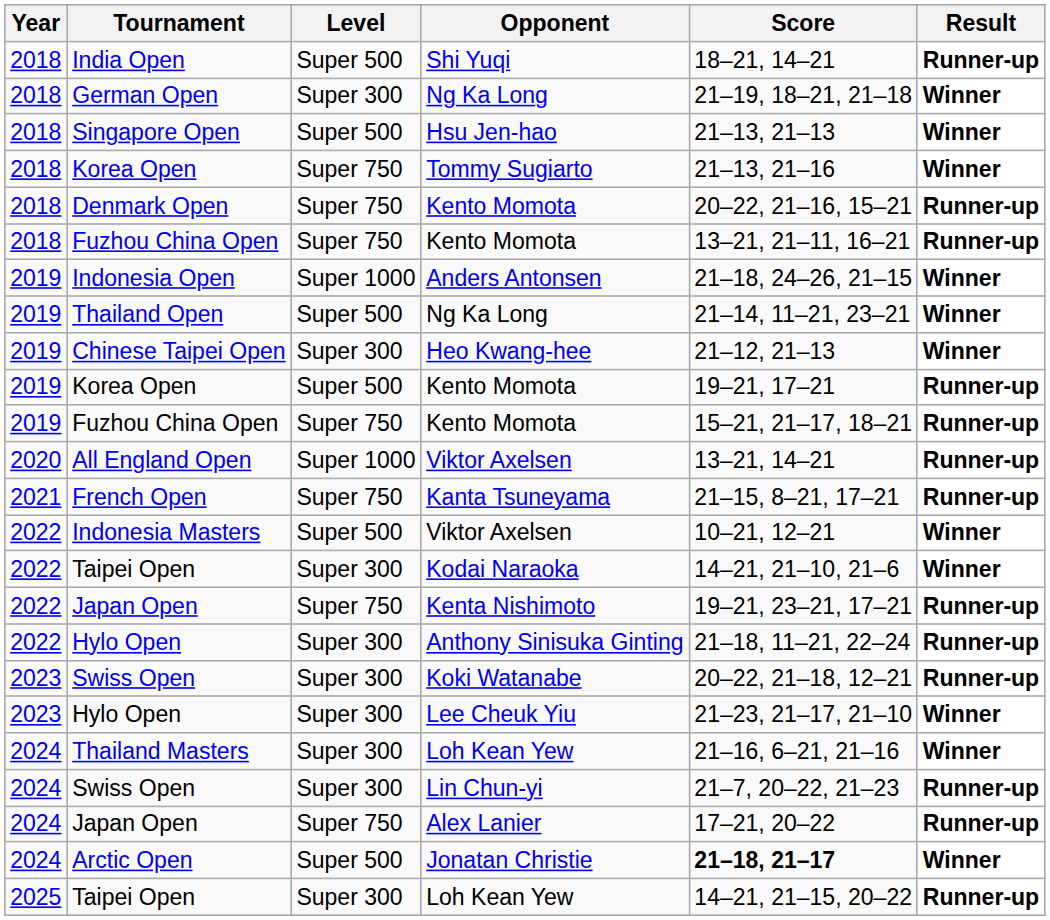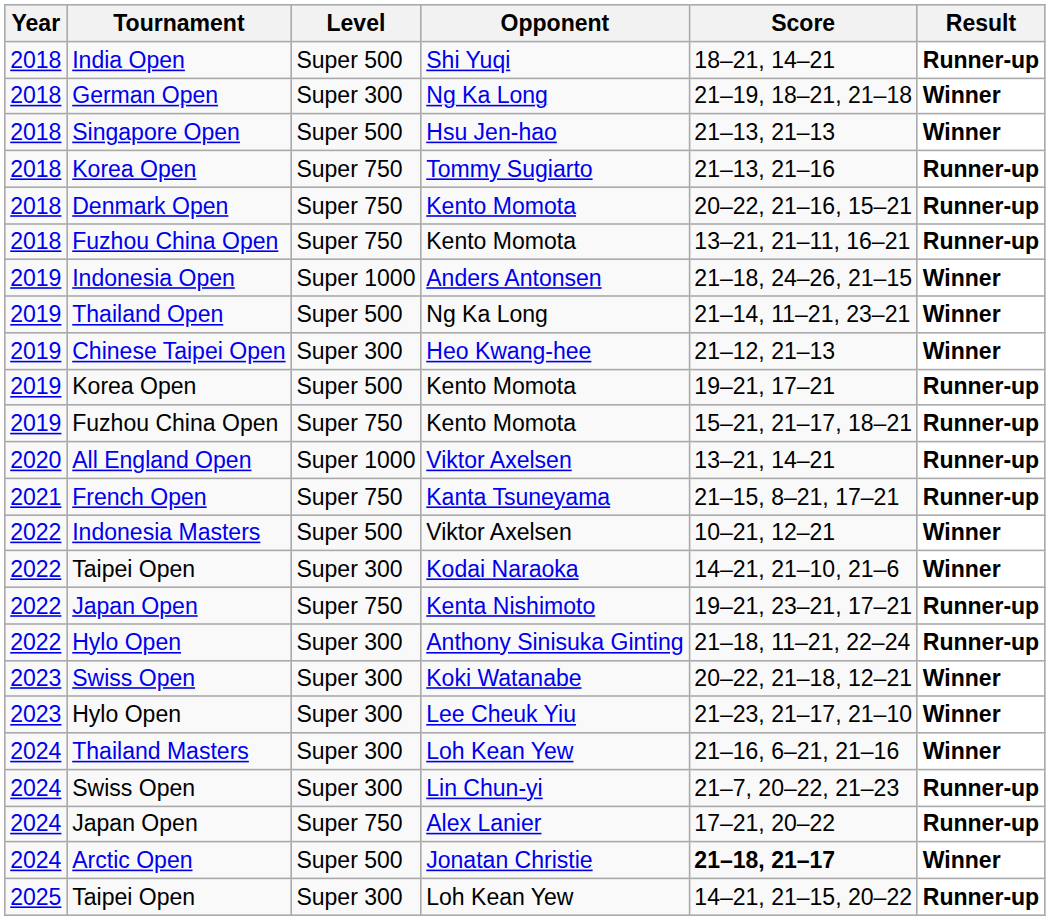(962, 169) Winner -> (981, 169) Runner-up
(981, 679) Runner-up -> (962, 679) Winner
